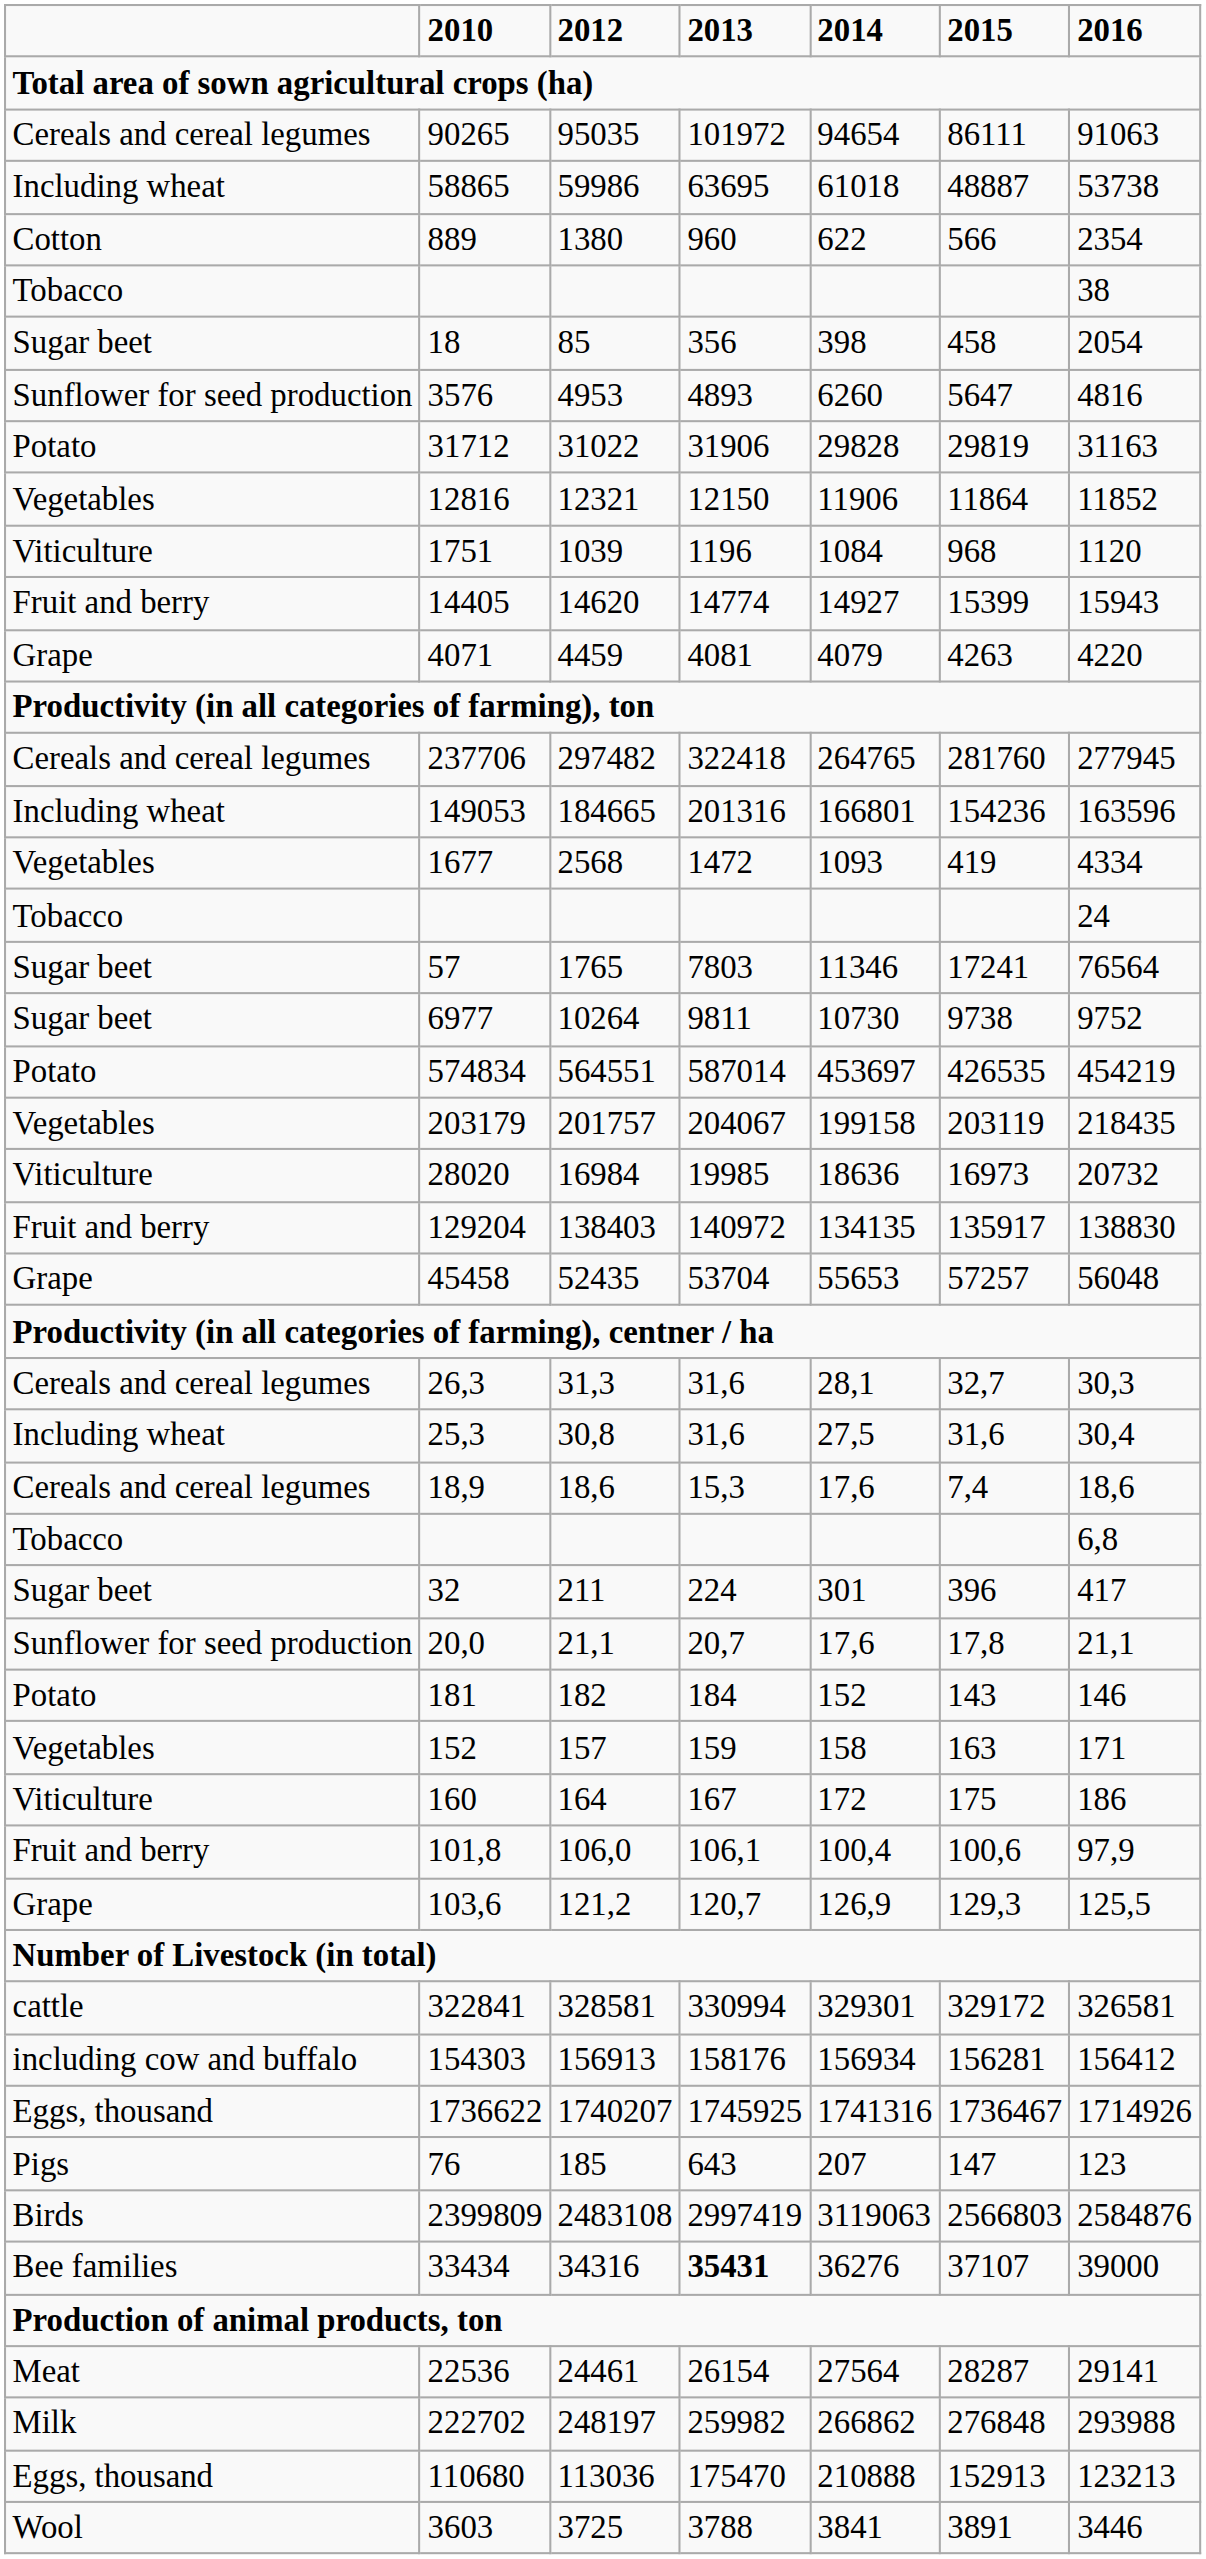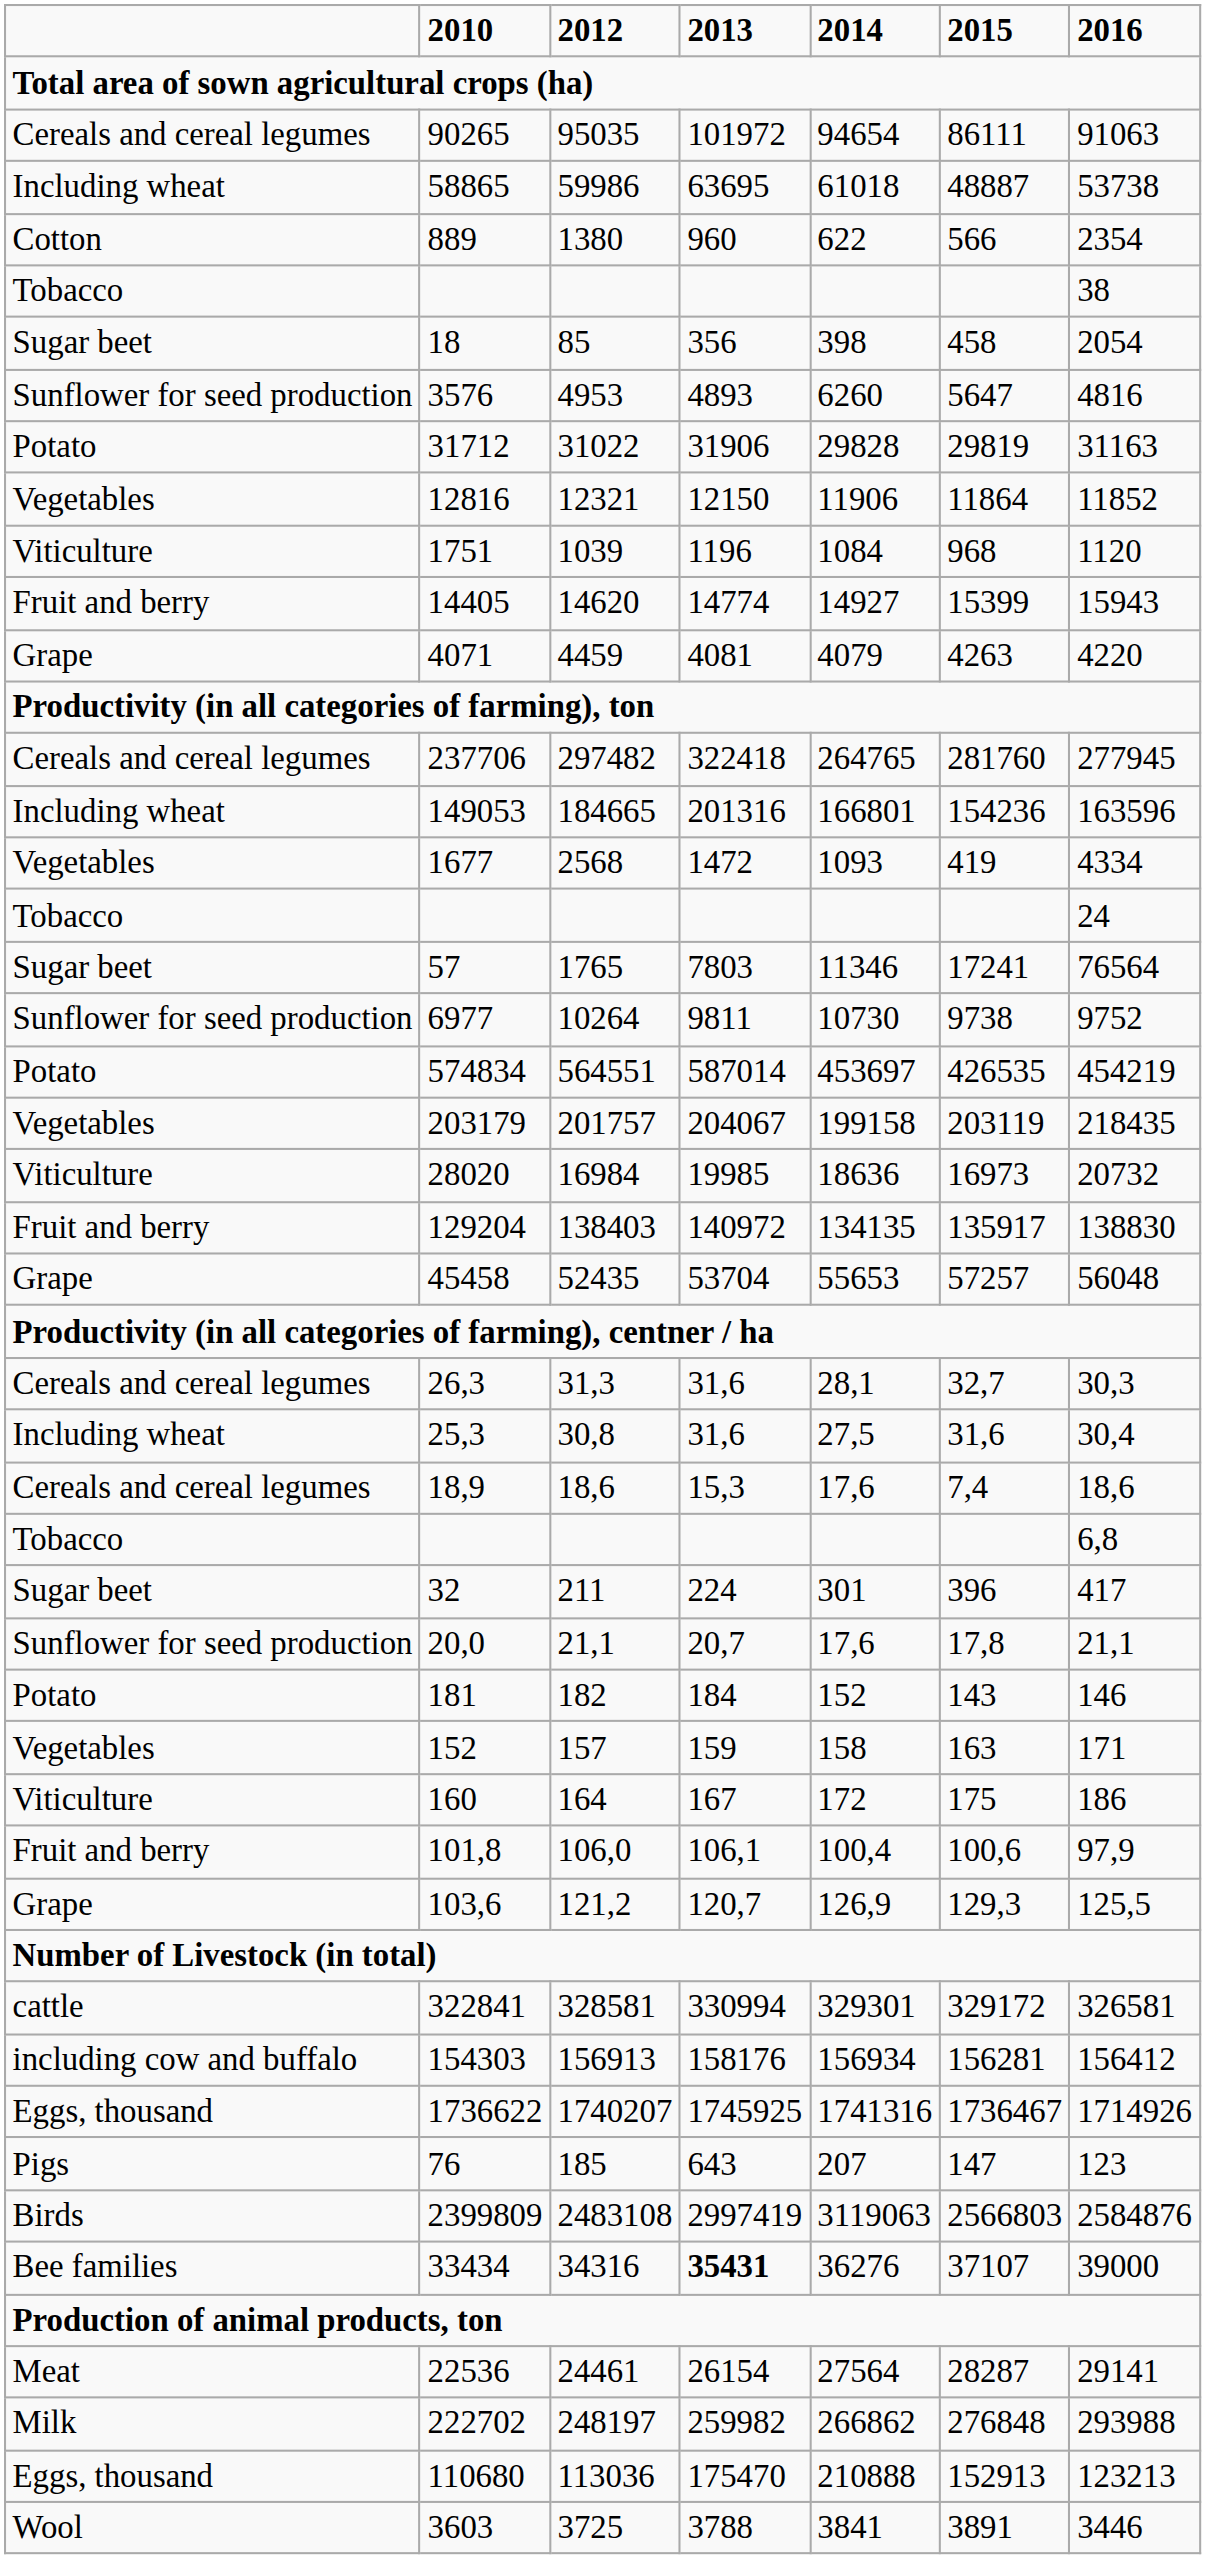(82, 1018) Sugar beet -> (213, 1018) Sunflower for seed production
